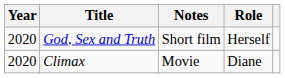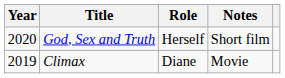columns swapped: (248, 15) <-> (191, 15)
(22, 61) 2020 -> (22, 61) 2019
